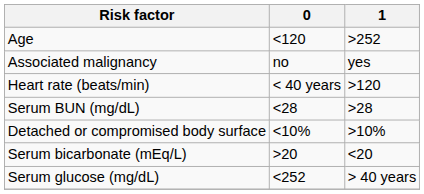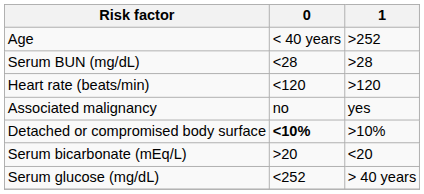(289, 39) <120 -> (307, 39) < 40 years
rows swapped: (82, 62) <-> (74, 108)
(307, 85) < 40 years -> (289, 85) <120
(292, 131) normal -> (292, 131) bold
